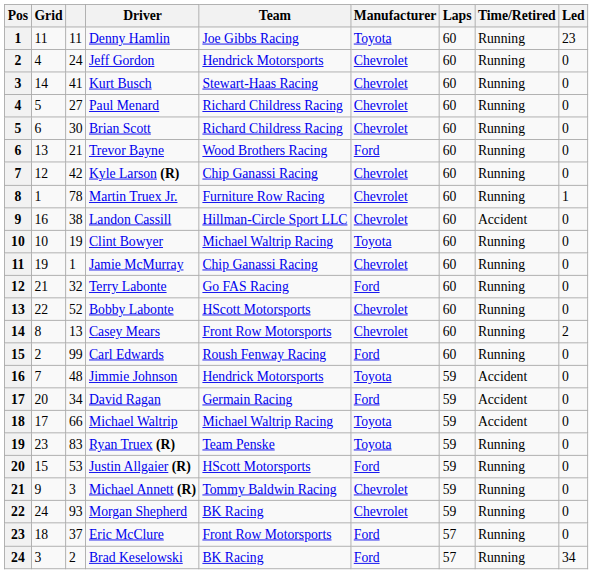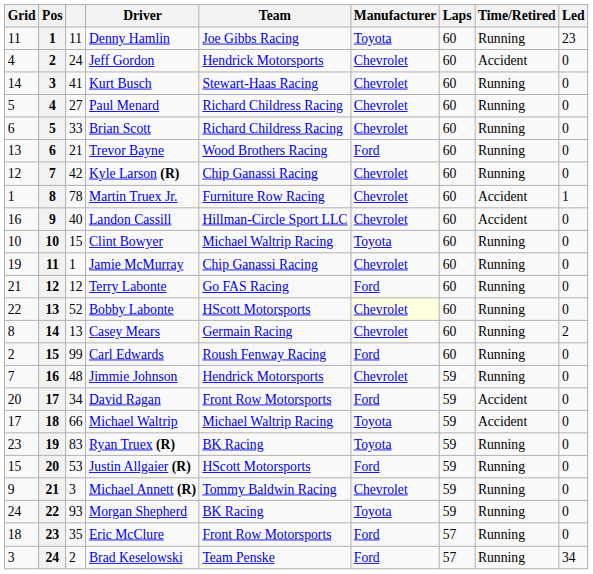columns swapped: (18, 15) <-> (49, 15)
(501, 61) Running -> (503, 61) Accident
(76, 128) 30 -> (76, 128) 33
(501, 196) Running -> (503, 196) Accident
(76, 218) 38 -> (76, 218) 40
(76, 241) 19 -> (76, 241) 15
(76, 286) 32 -> (76, 286) 12
(381, 309) no background -> (381, 309) lightyellow background
(267, 331) Front Row Motorsports -> (247, 331) Germain Racing
(373, 376) Toyota -> (381, 376) Chevrolet
(503, 376) Accident -> (501, 376) Running
(247, 399) Germain Racing -> (267, 399) Front Row Motorsports
(239, 444) Team Penske -> (233, 444) BK Racing
(381, 512) Chevrolet -> (373, 512) Toyota
(76, 534) 37 -> (76, 534) 35
(233, 557) BK Racing -> (239, 557) Team Penske
